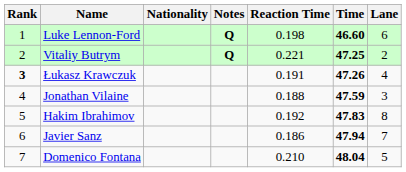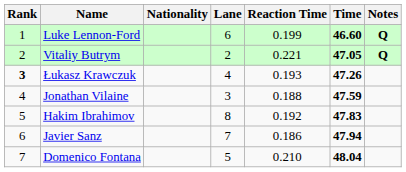columns swapped: (384, 14) <-> (229, 14)
(290, 34) 0.198 -> (287, 34) 0.199
(350, 55) 47.25 -> (347, 55) 47.05
(290, 75) 0.191 -> (287, 75) 0.193
